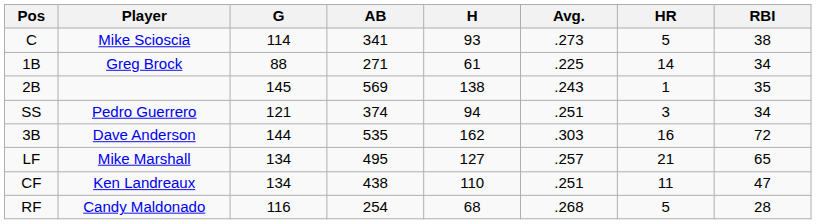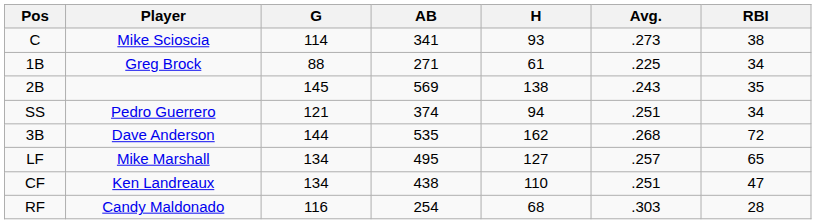- column: (666, 16)
(569, 135) .303 -> (646, 135) .268
(569, 207) .268 -> (646, 207) .303
